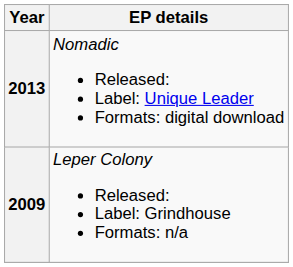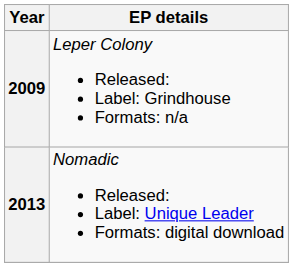rows swapped: (27, 204) <-> (27, 88)
